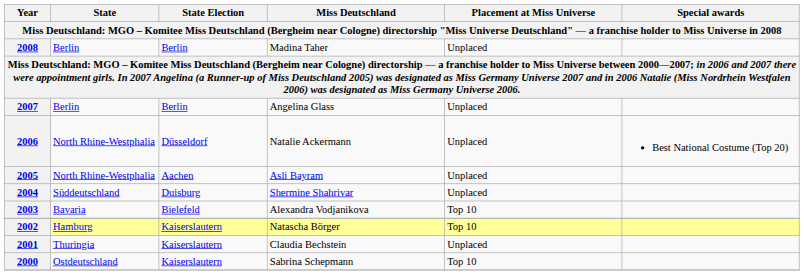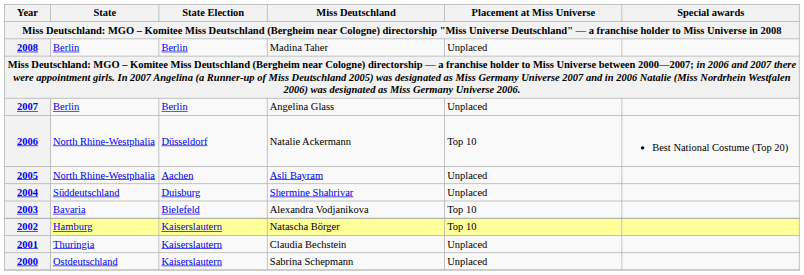(467, 141) Unplaced -> (462, 141) Top 10
(462, 261) Top 10 -> (467, 261) Unplaced
